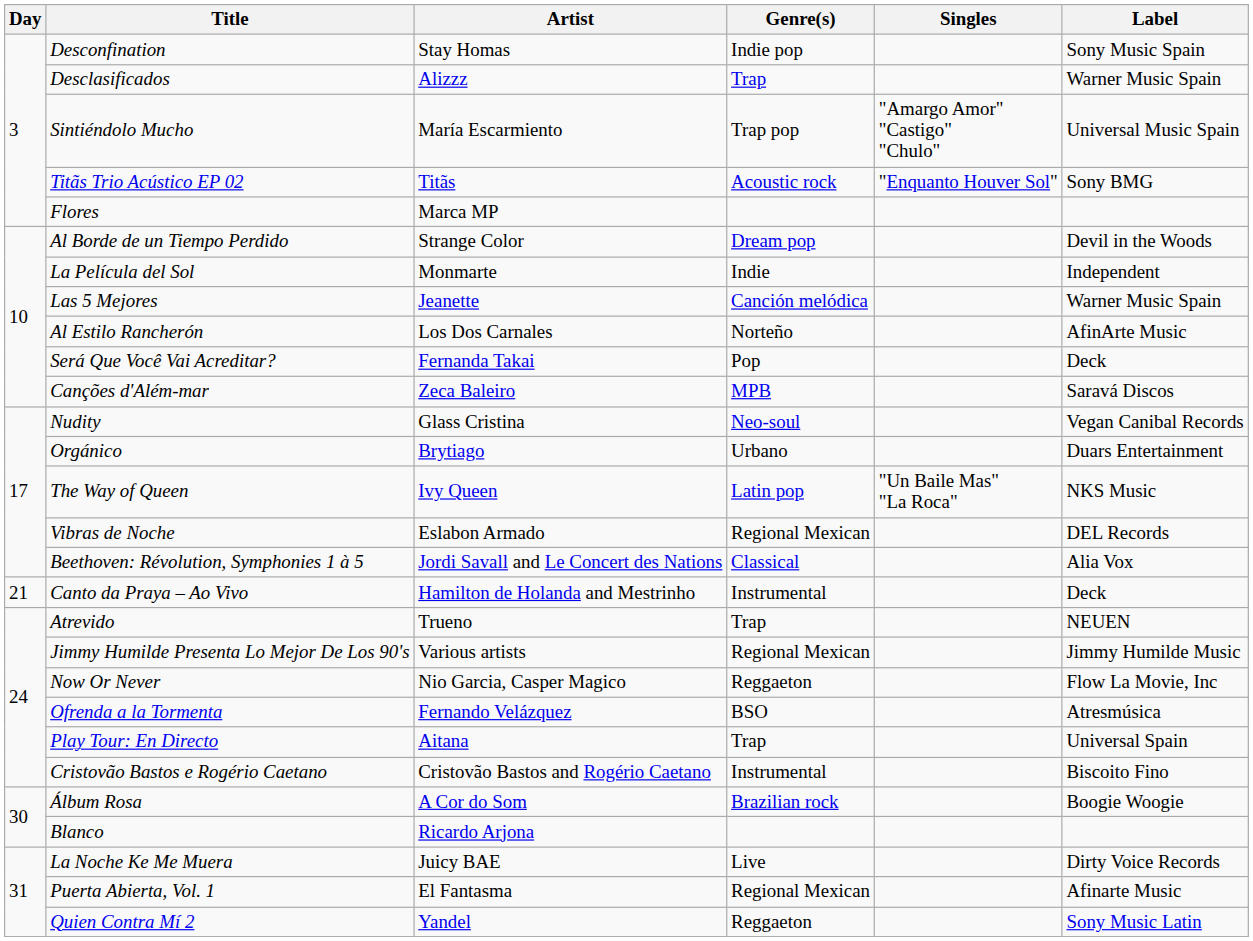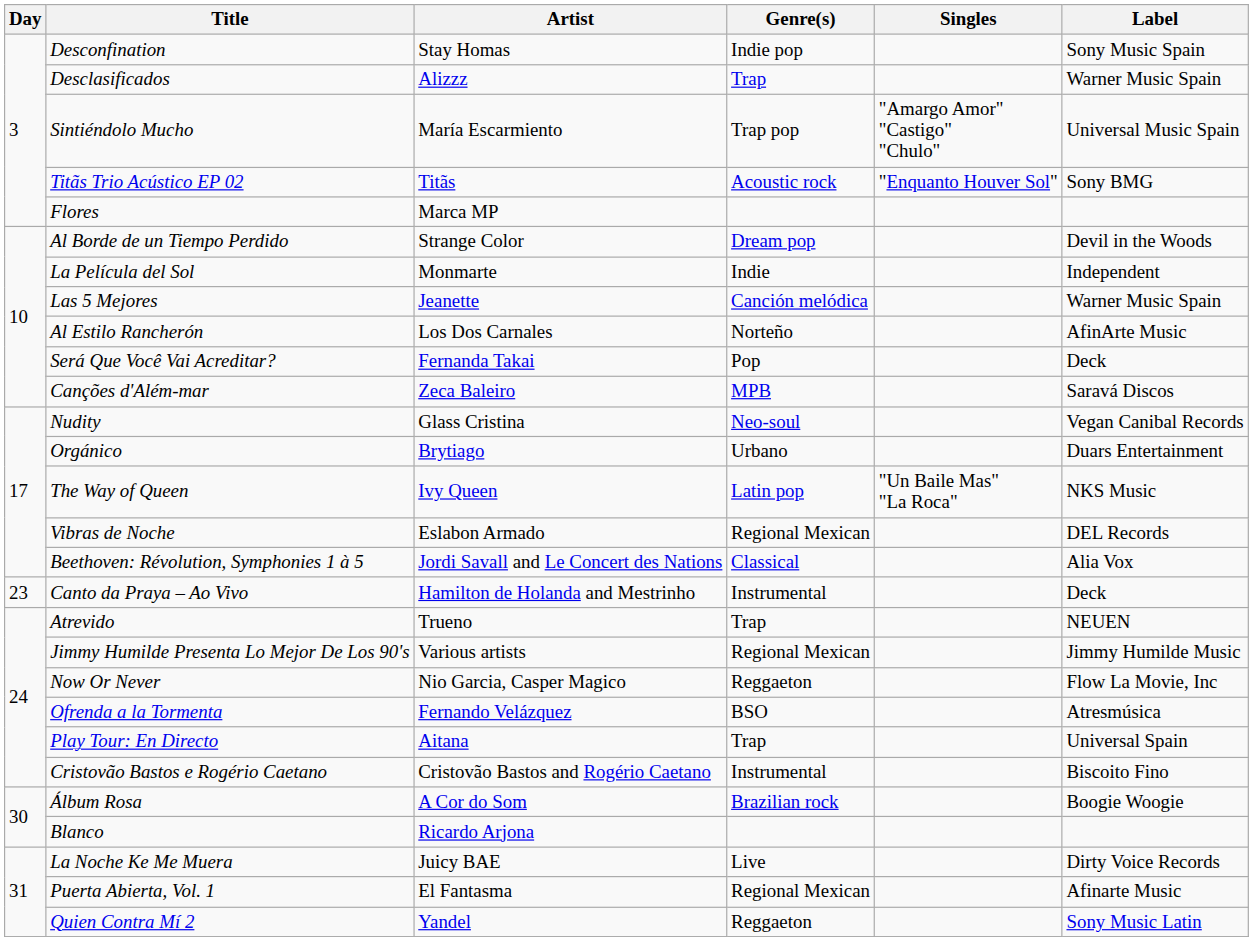(18, 592) 21 -> (18, 592) 23
